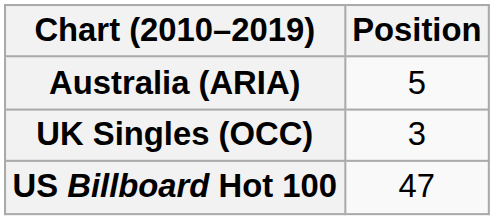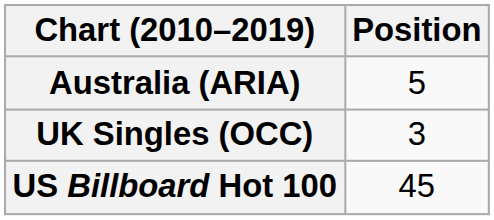(417, 186) 47 -> (417, 186) 45
